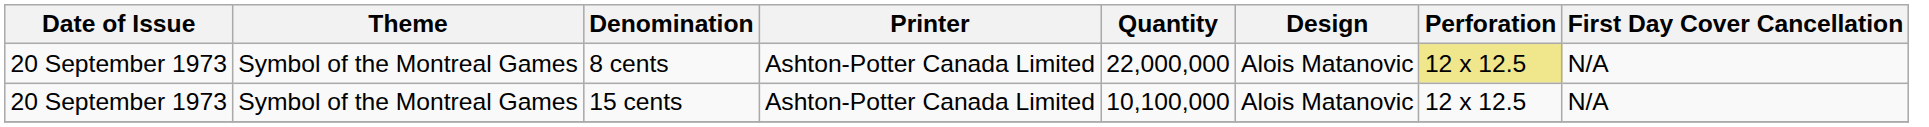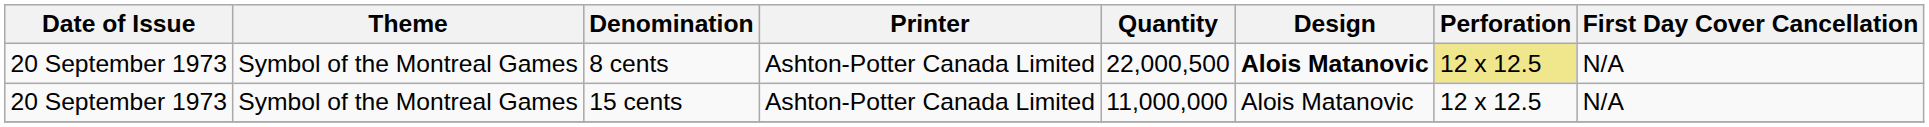(1168, 63) 22,000,000 -> (1168, 63) 22,000,500
(1327, 63) normal -> (1335, 63) bold
(1168, 102) 10,100,000 -> (1167, 102) 11,000,000
